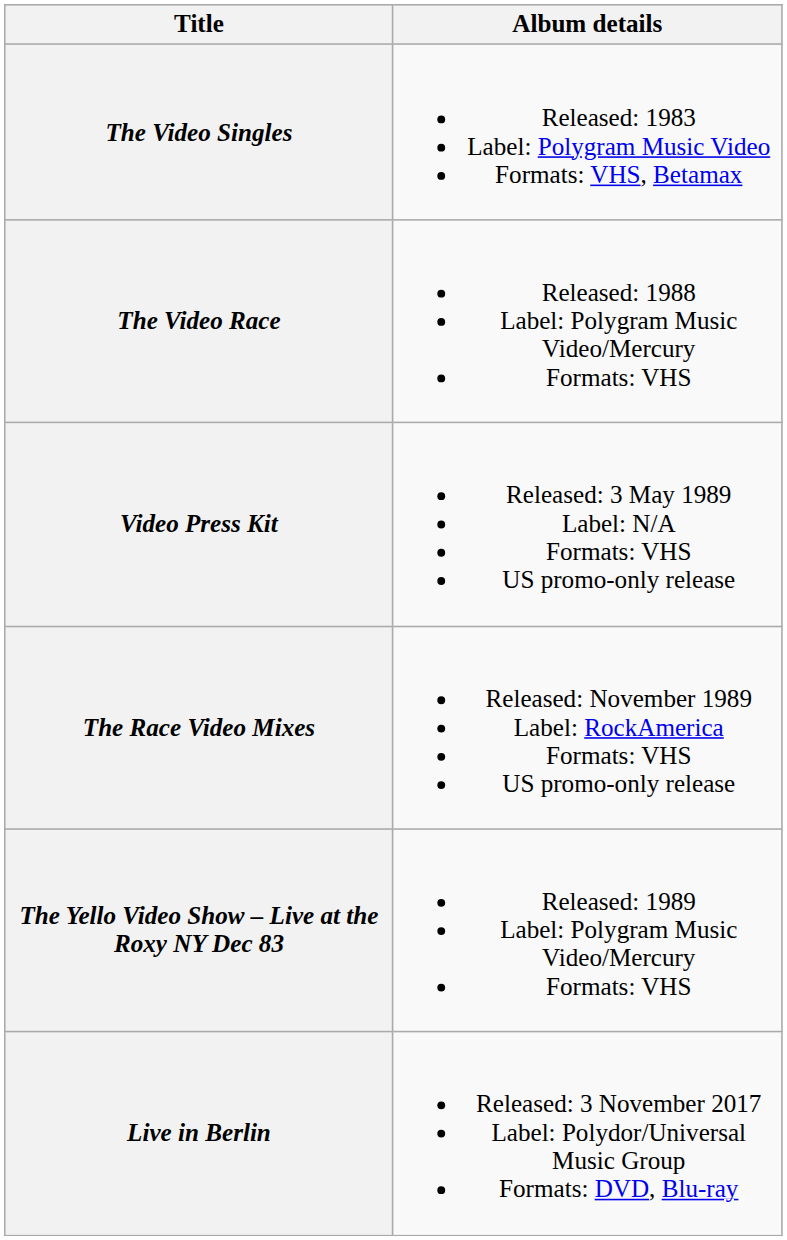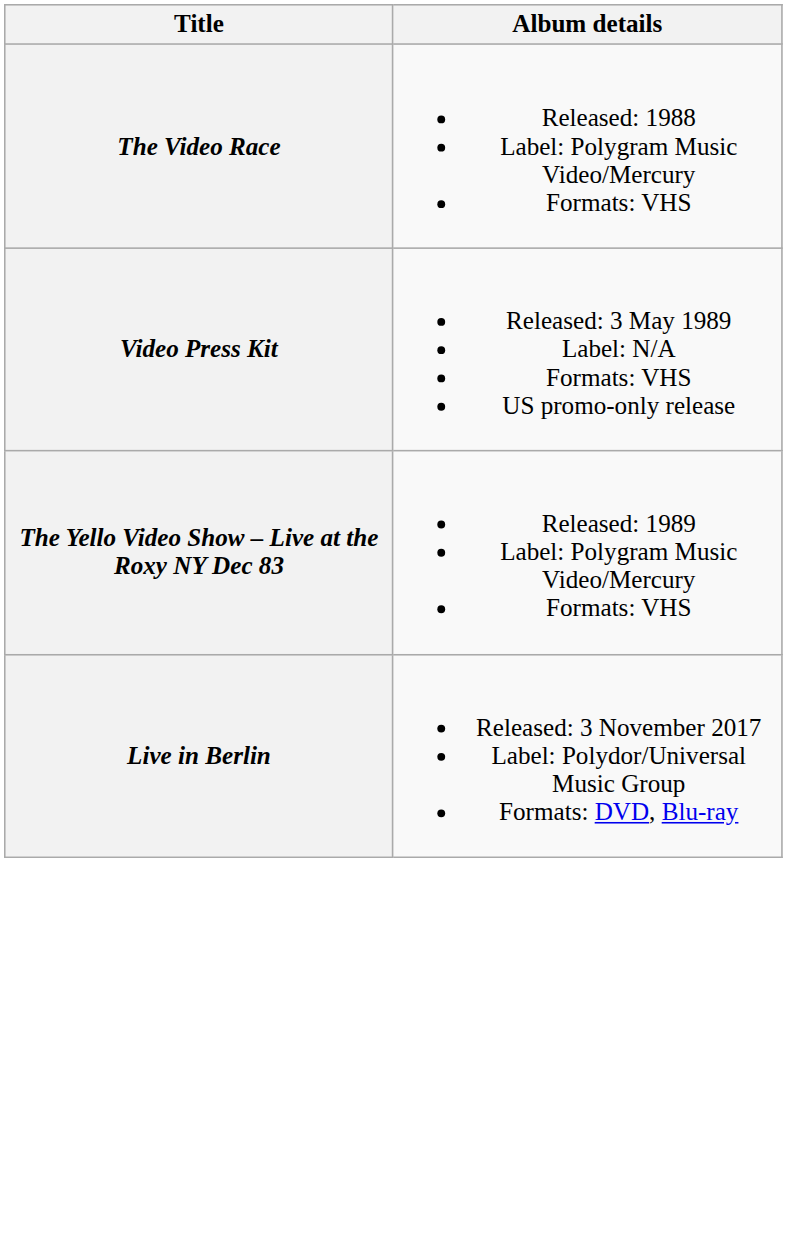- row: (199, 131)
- row: (199, 726)
